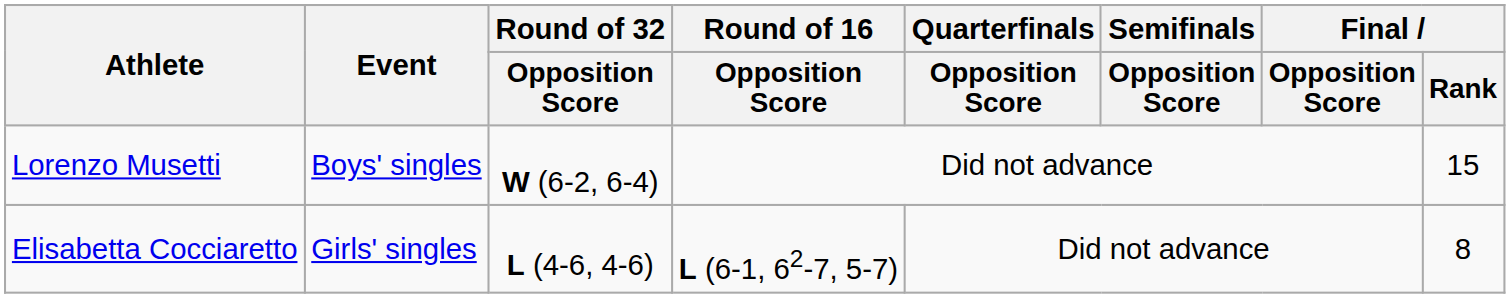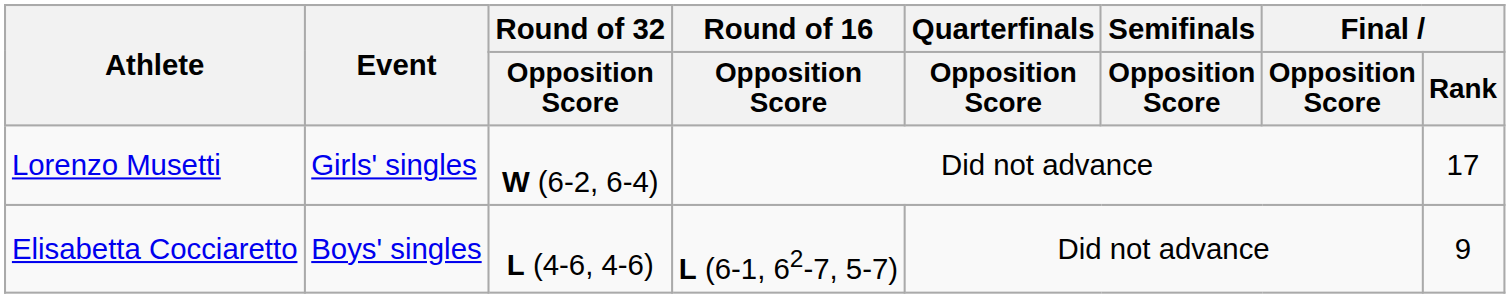(396, 166) Boys' singles -> (394, 166) Girls' singles
(1463, 166) 15 -> (1463, 166) 17
(394, 249) Girls' singles -> (396, 249) Boys' singles
(1463, 249) 8 -> (1463, 249) 9
